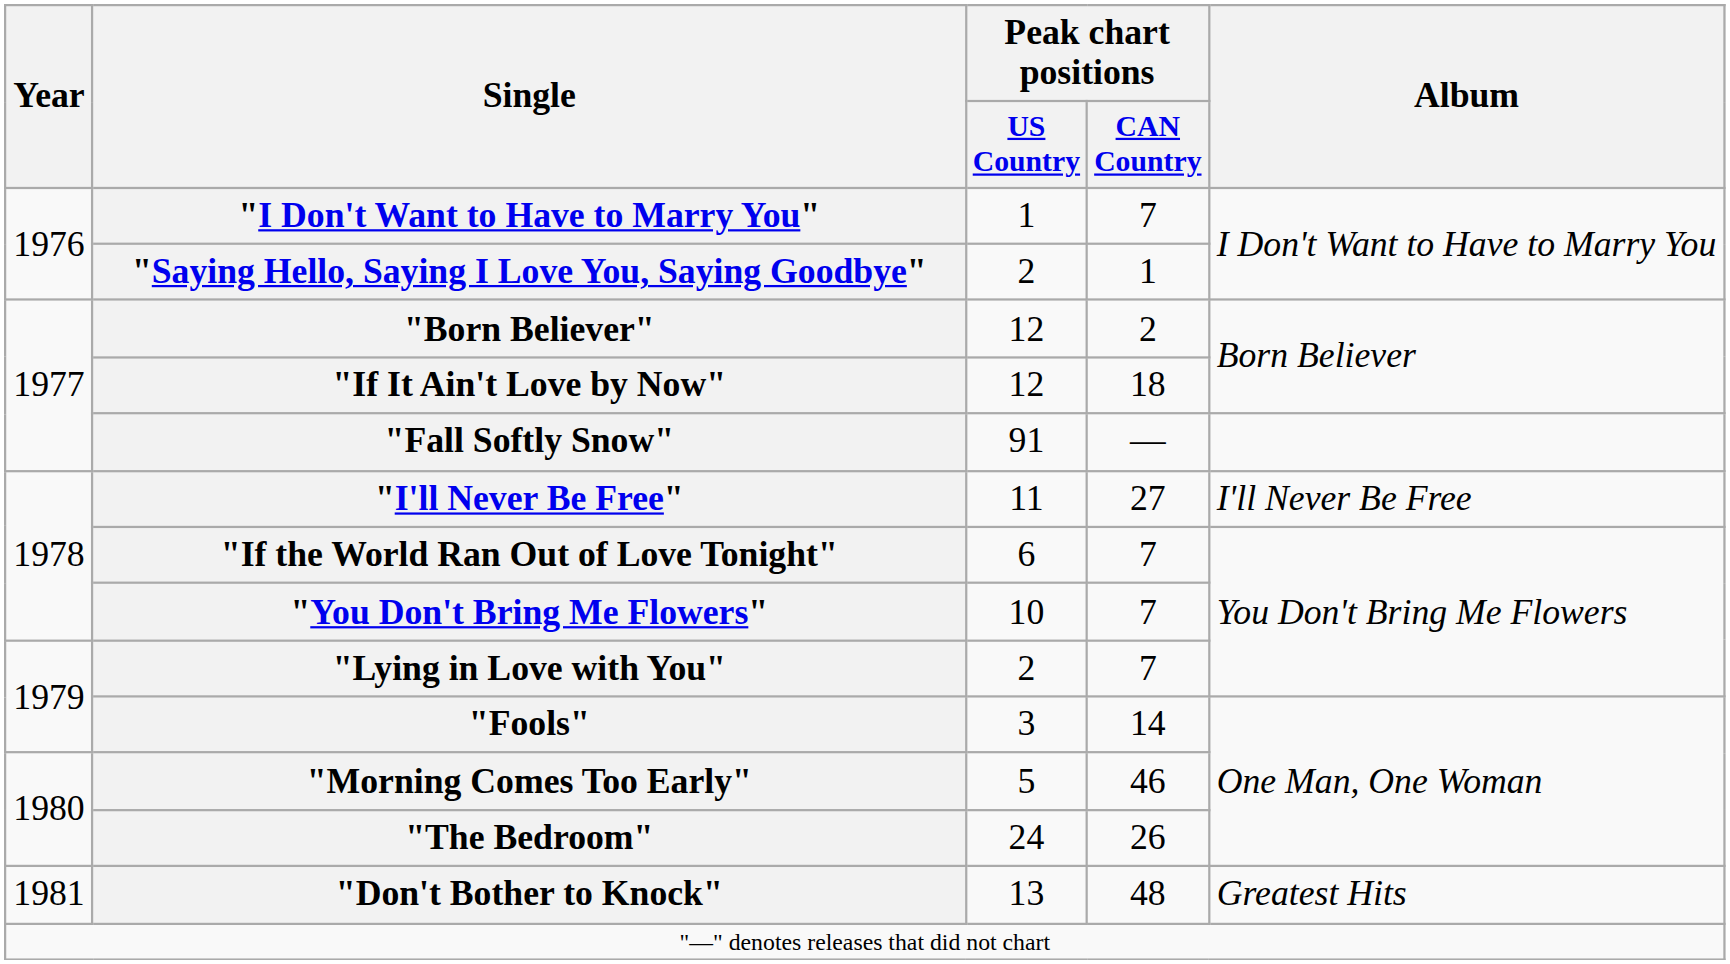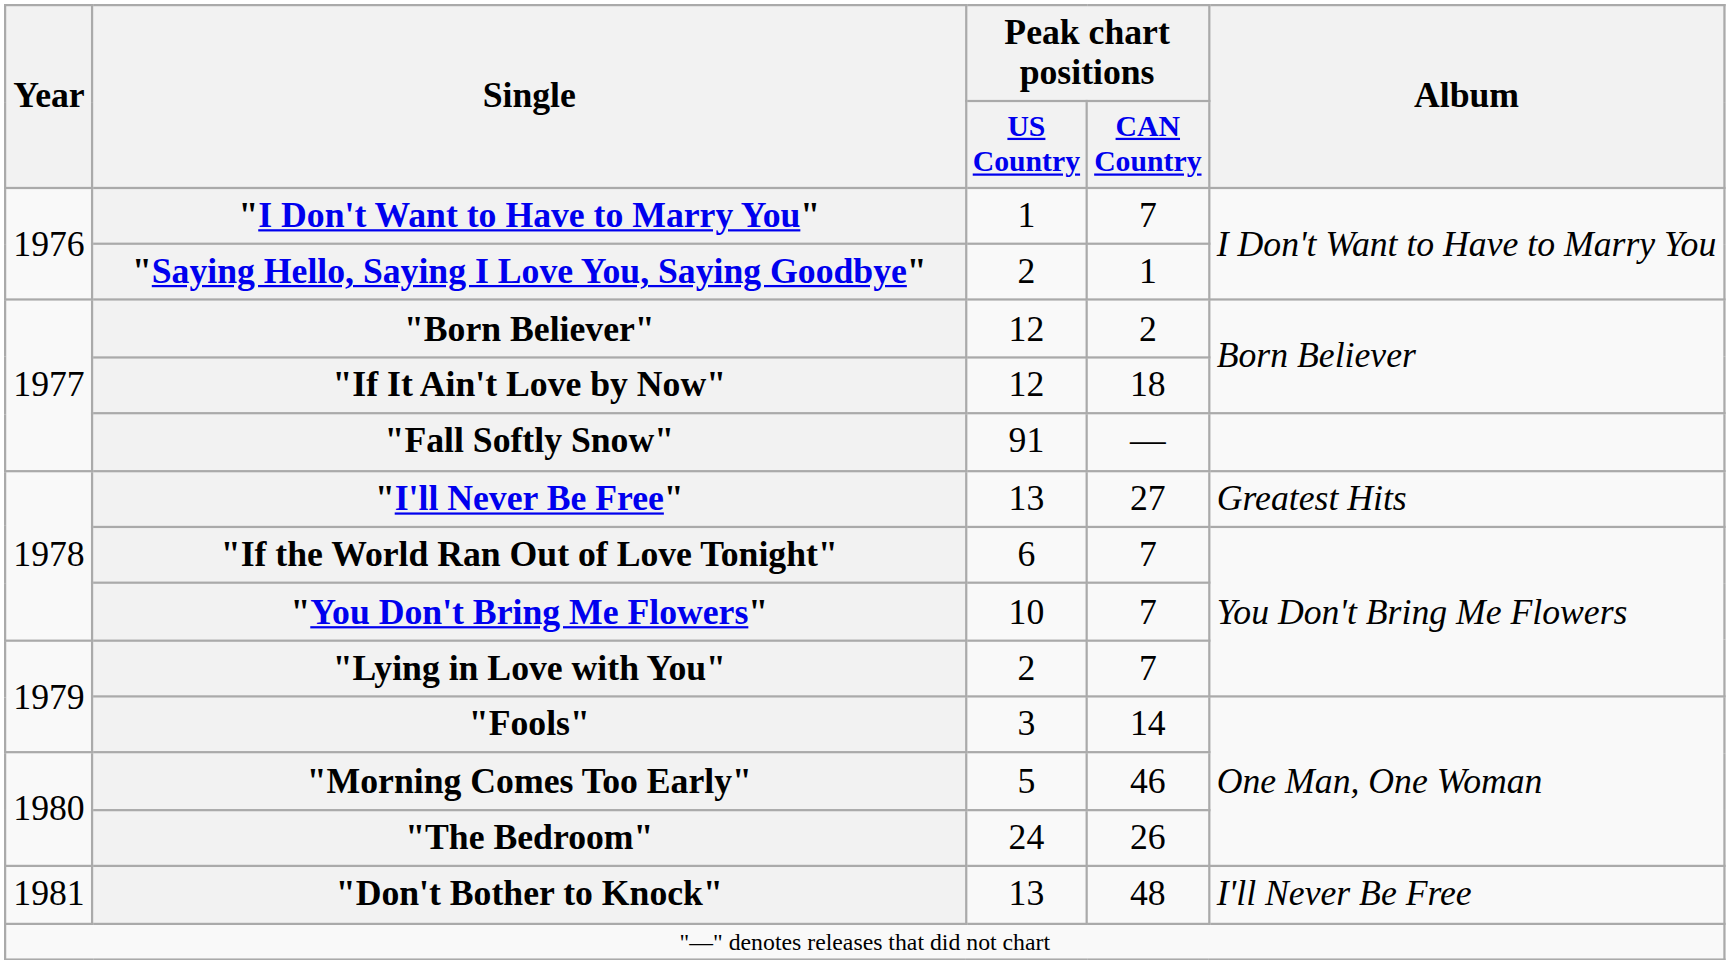(1026, 497) 11 -> (1026, 497) 13
(1344, 497) I'll Never Be Free -> (1312, 497) Greatest Hits
(1312, 893) Greatest Hits -> (1344, 893) I'll Never Be Free
